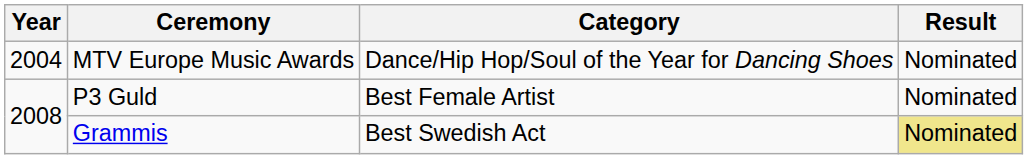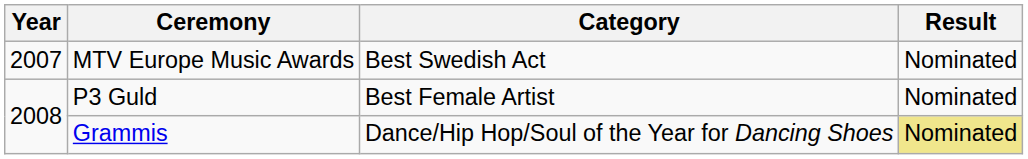(36, 60) 2004 -> (36, 60) 2007
(629, 60) Dance/Hip Hop/Soul of the Year for Dancing Shoes -> (455, 60) Best Swedish Act
(455, 134) Best Swedish Act -> (629, 134) Dance/Hip Hop/Soul of the Year for Dancing Shoes
